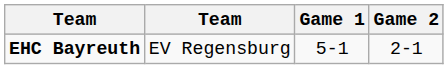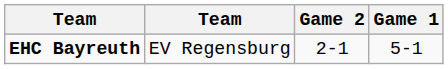columns swapped: (332, 20) <-> (406, 20)
